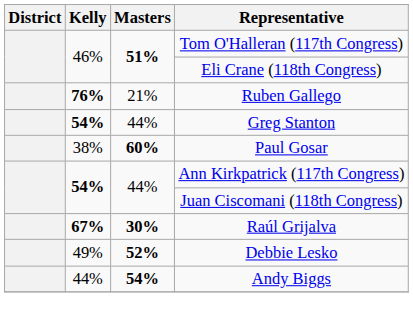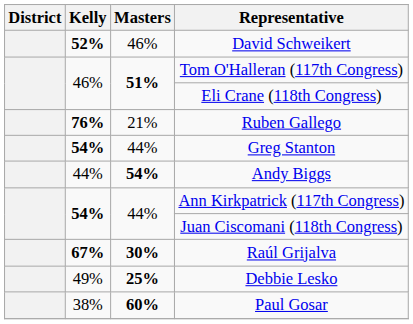+ row: (291, 43)
rows swapped: (291, 278) <-> (291, 148)
(142, 252) 52% -> (142, 278) 25%
